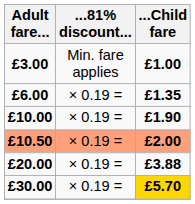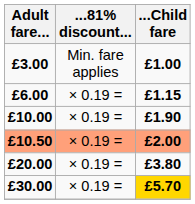(163, 94) £1.35 -> (163, 94) £1.15
(163, 164) £3.88 -> (163, 164) £3.80
